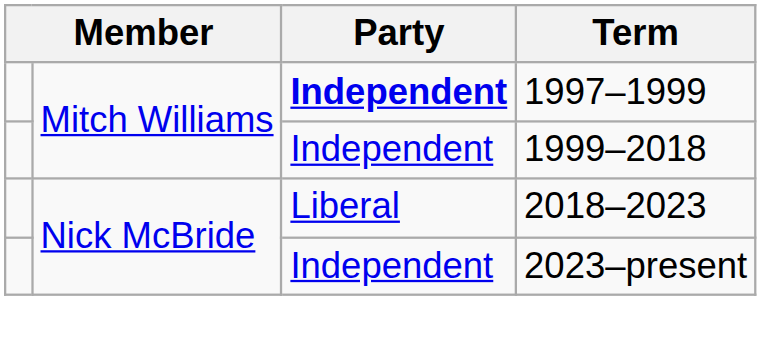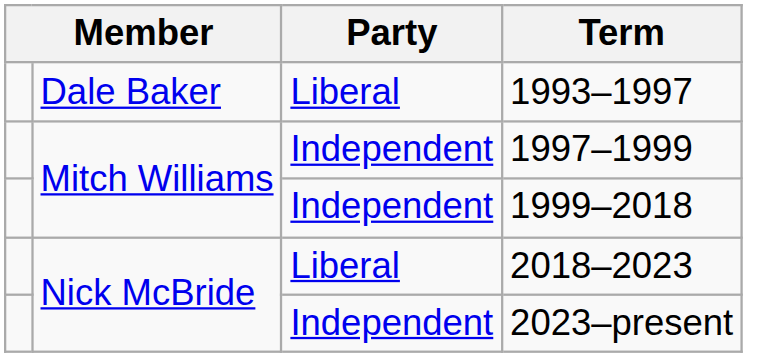+ row: (601, 91)
(399, 91) bold -> (392, 149) normal
